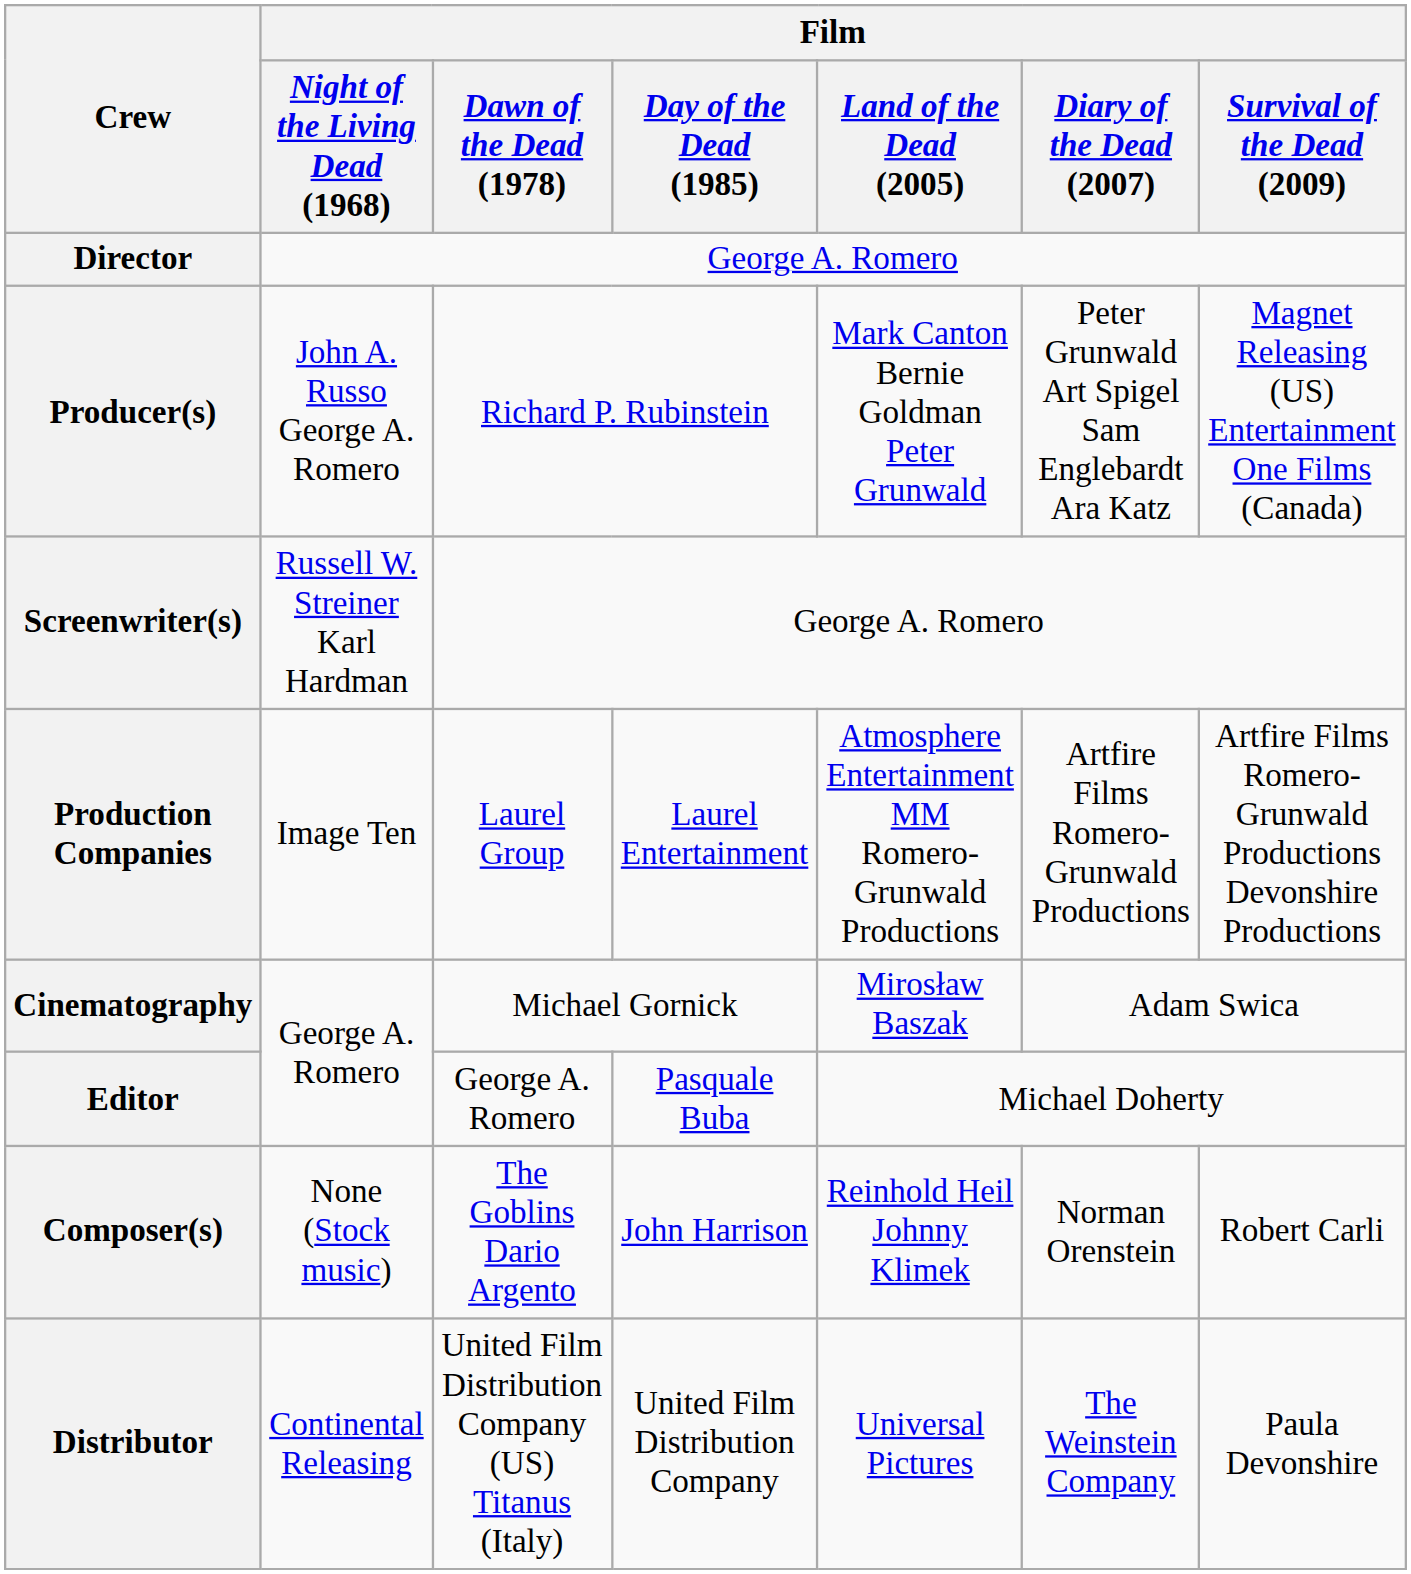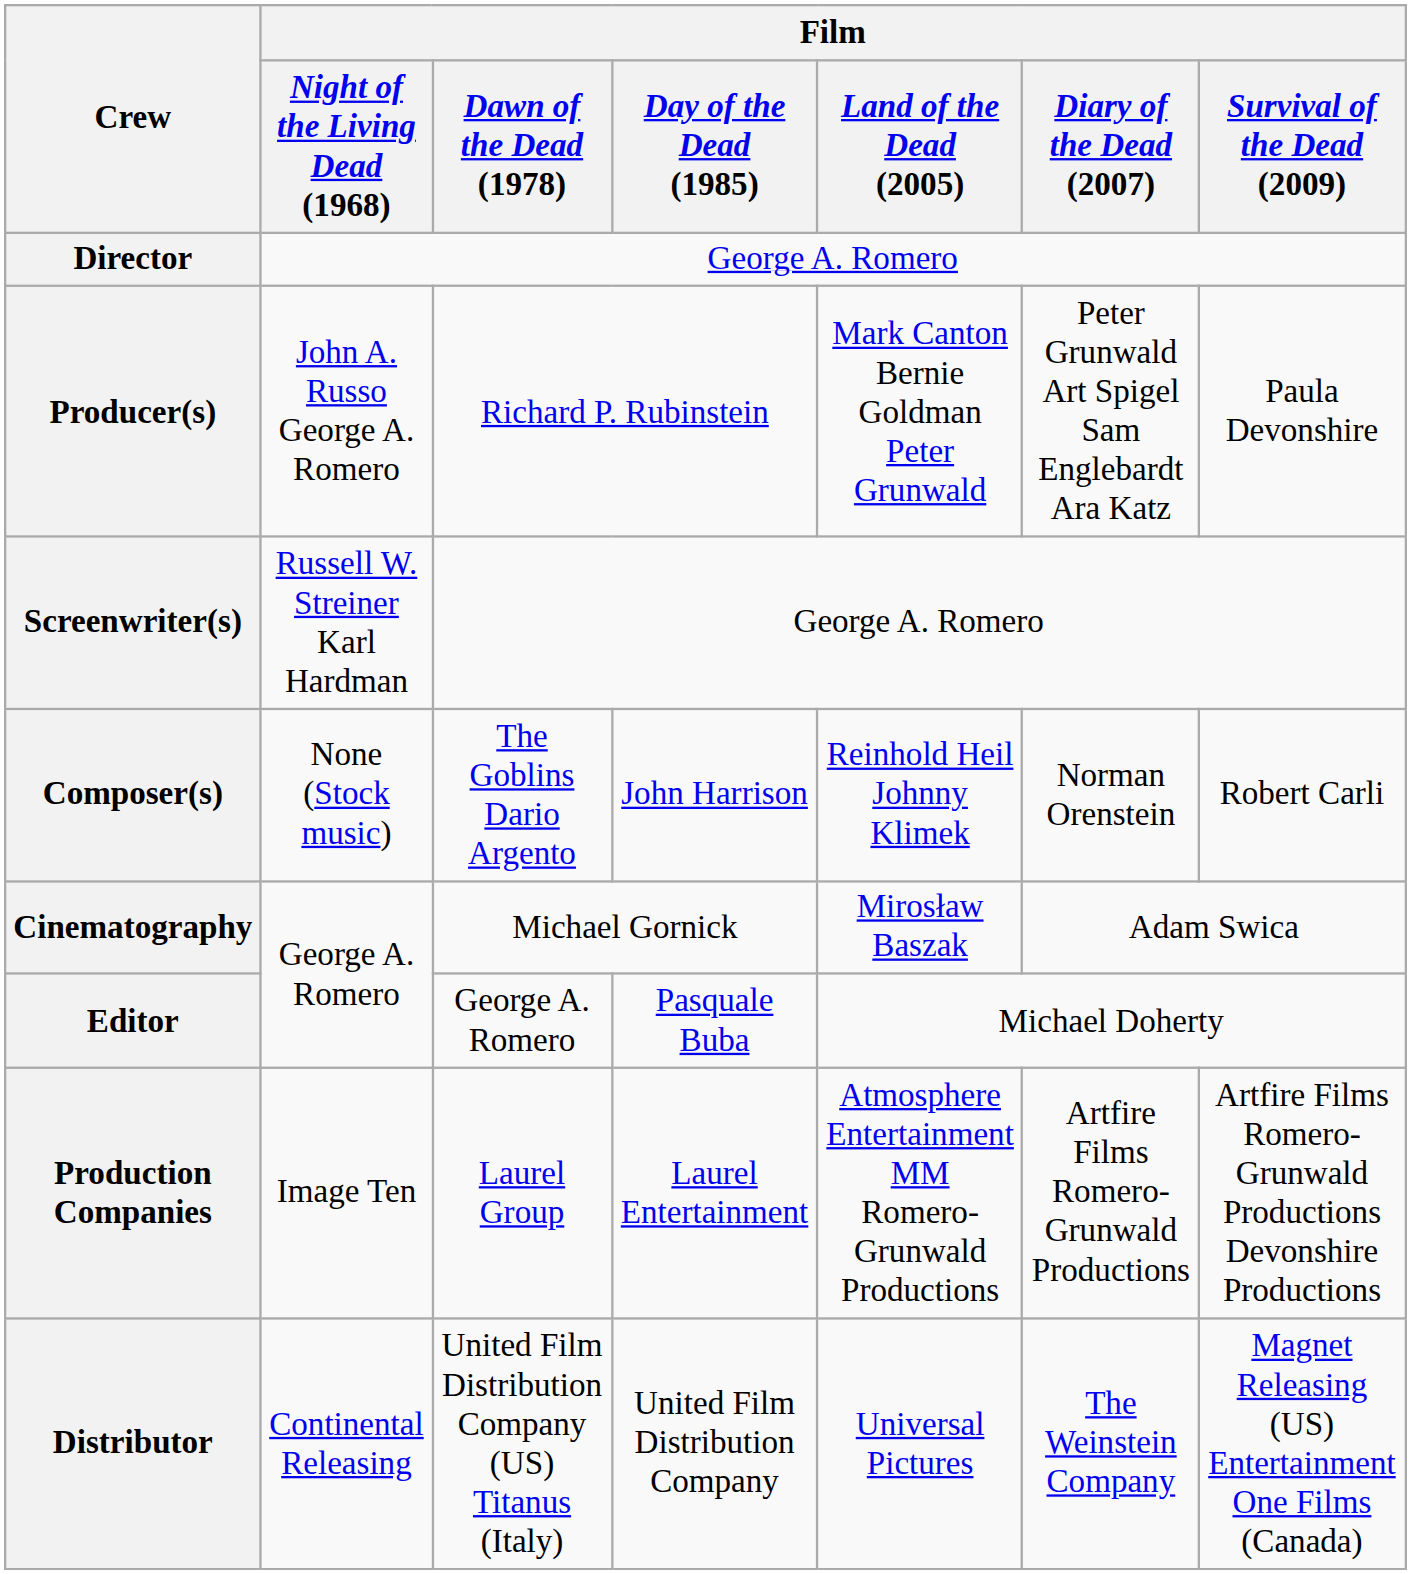(1302, 411) Magnet Releasing (US) Entertainment One Films (Canada) -> (1302, 411) Paula Devonshire
rows swapped: (133, 1231) <-> (133, 833)
(1302, 1442) Paula Devonshire -> (1302, 1442) Magnet Releasing (US) Entertainment One Films (Canada)
